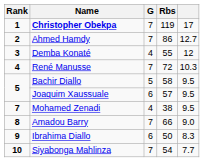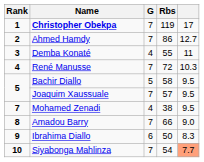(188, 53) 12 -> (188, 53) 11
(150, 95) 6 -> (150, 95) 7
(188, 150) no background -> (188, 150) lightsalmon background
